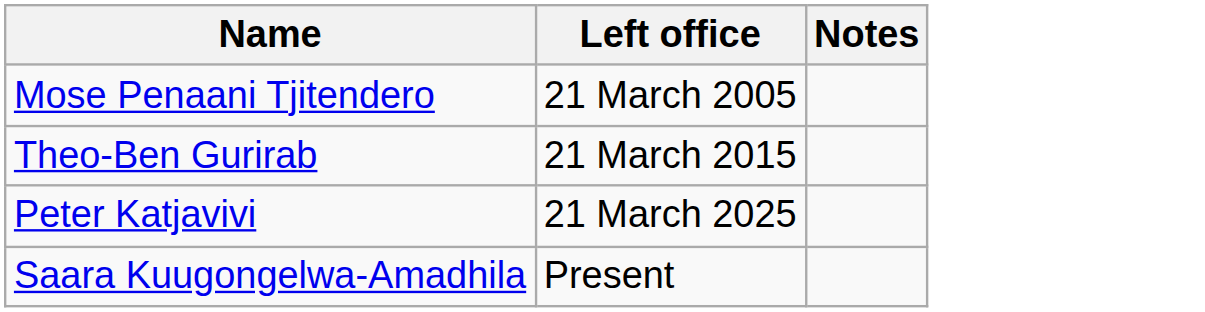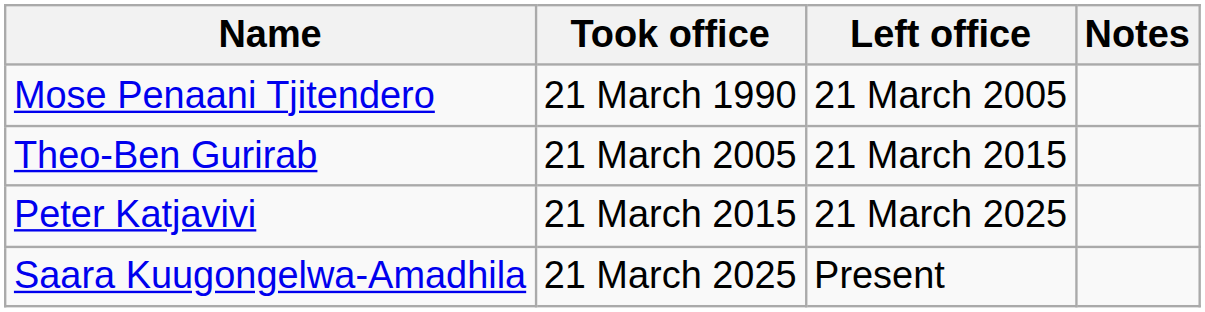+ column: (670, 34)
